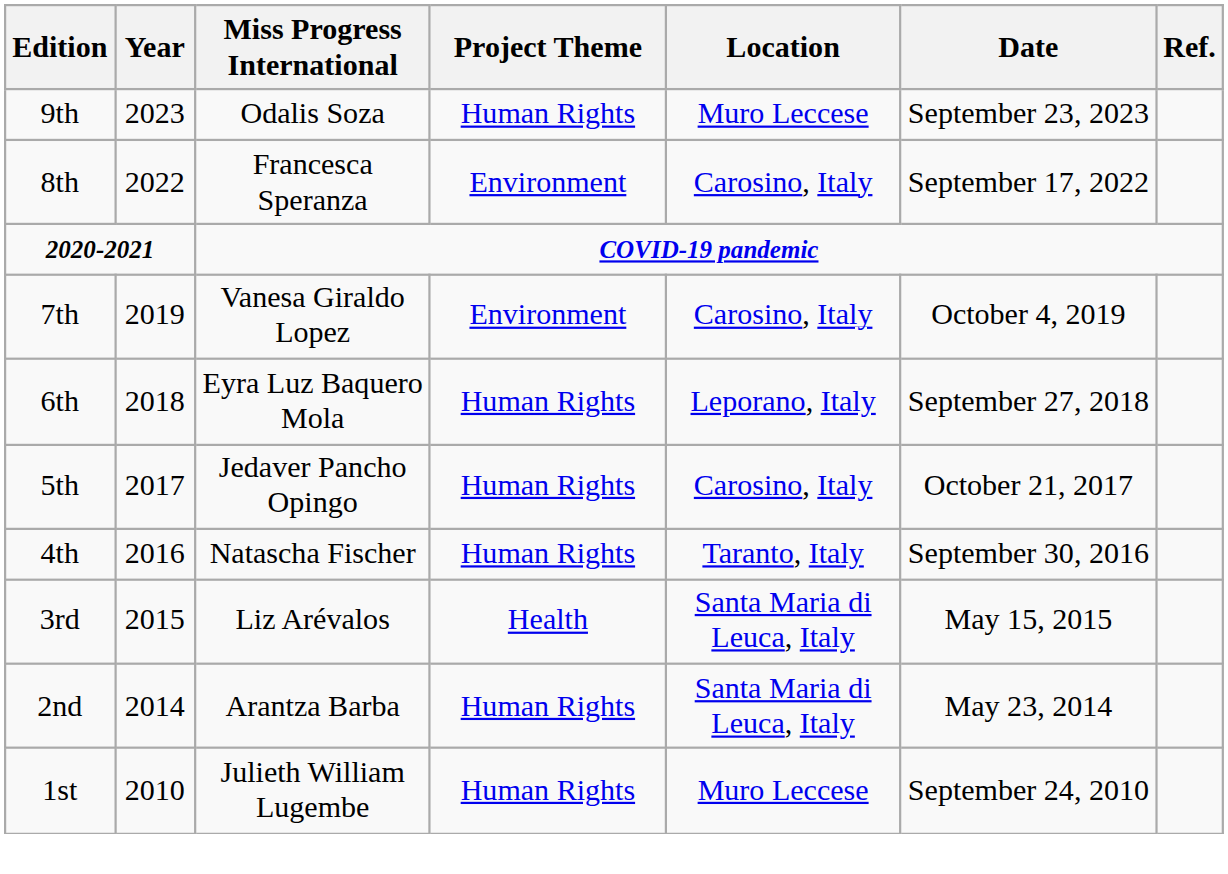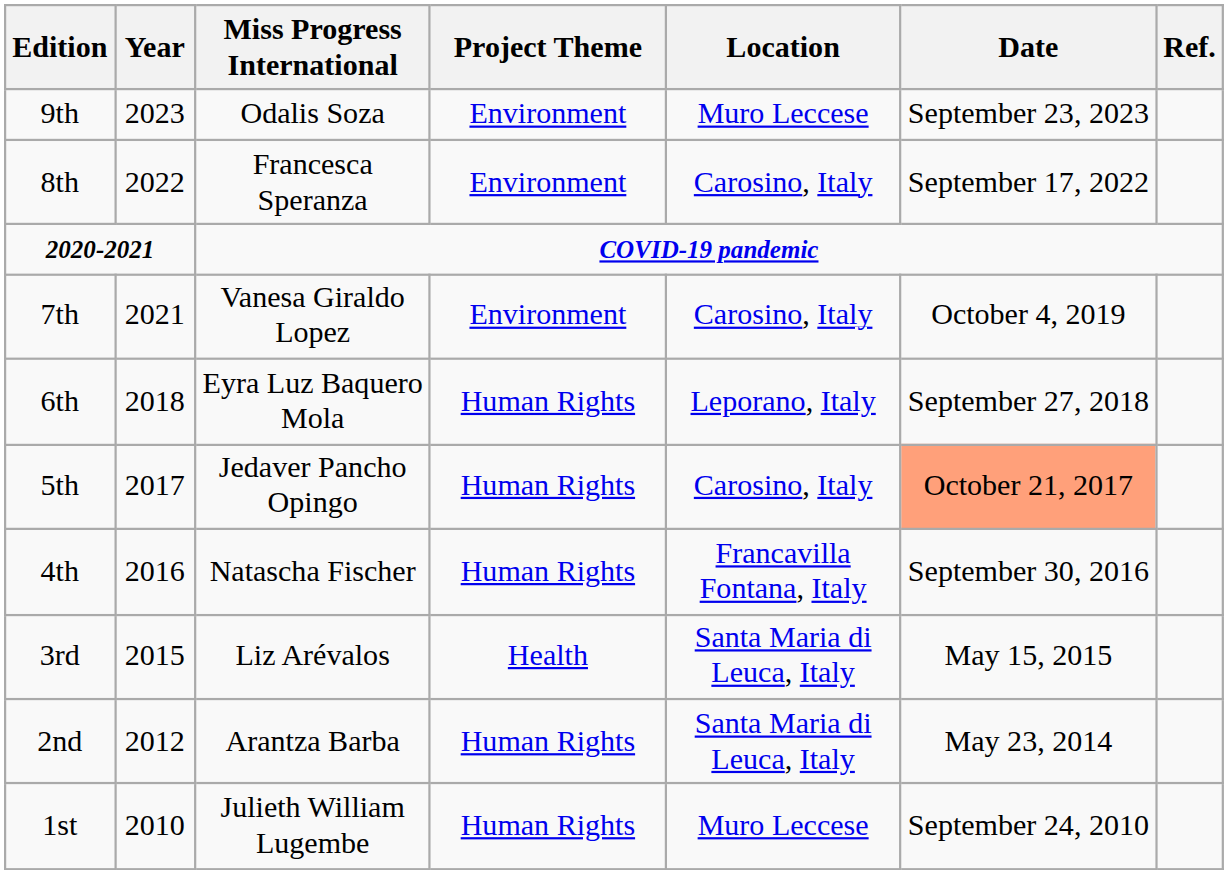(548, 113) Human Rights -> (548, 113) Environment
(155, 315) 2019 -> (155, 315) 2021
(1028, 485) no background -> (1028, 485) lightsalmon background
(783, 552) Taranto, Italy -> (783, 570) Francavilla Fontana, Italy
(155, 705) 2014 -> (155, 740) 2012
